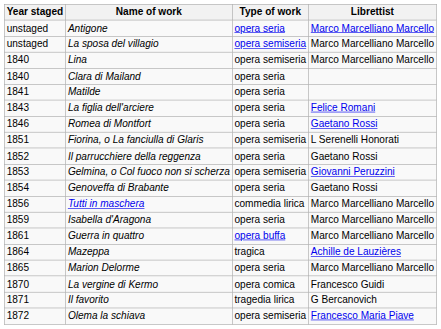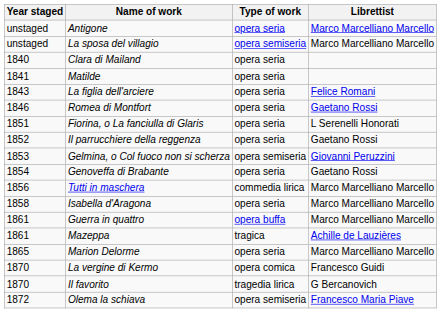- row: (77, 60)
(270, 140) opera semiseria -> (260, 124) opera seria
(18, 220) 1859 -> (18, 204) 1858
(18, 252) 1864 -> (18, 236) 1861
(18, 300) 1871 -> (18, 284) 1870
